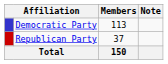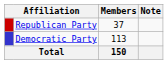rows swapped: (56, 25) <-> (56, 39)
